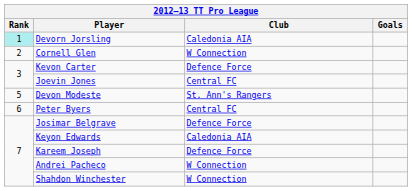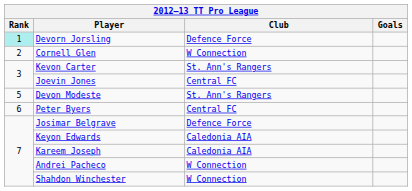(219, 39) Caledonia AIA -> (219, 39) Defence Force
(219, 67) Defence Force -> (229, 67) St. Ann's Rangers
(219, 151) Defence Force -> (219, 151) Caledonia AIA
